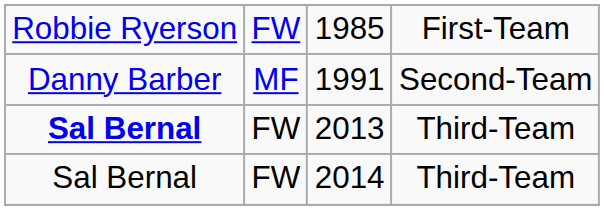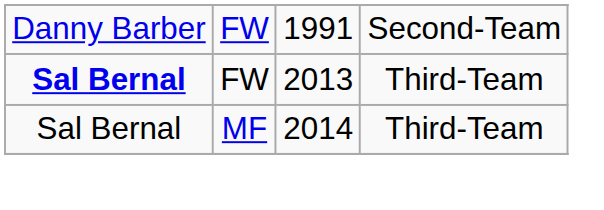- row: (350, 29)
(276, 79) MF -> (245, 29) FW
(276, 178) FW -> (245, 128) MF
